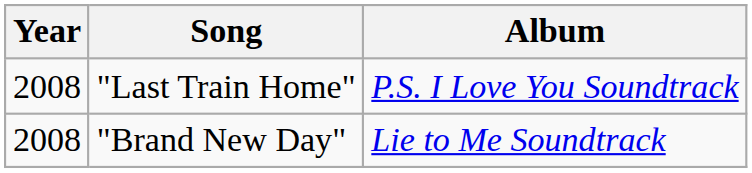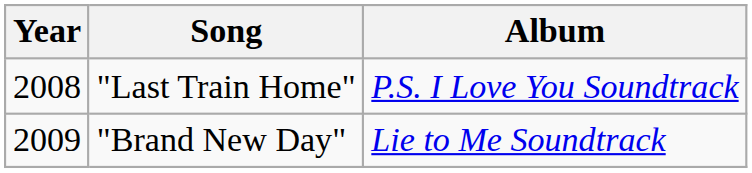(47, 139) 2008 -> (47, 139) 2009
